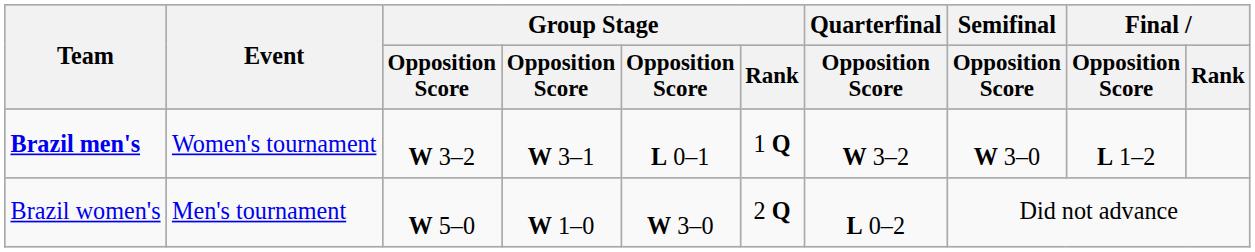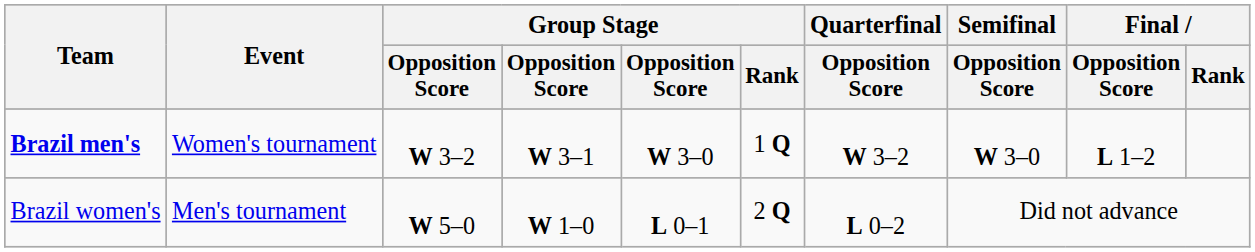(680, 157) L 0–1 -> (680, 157) W 3–0
(680, 226) W 3–0 -> (680, 226) L 0–1
